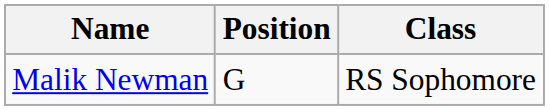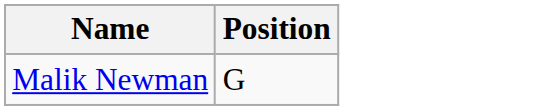- column: (441, 29)
